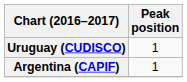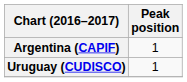rows swapped: (66, 67) <-> (66, 47)
